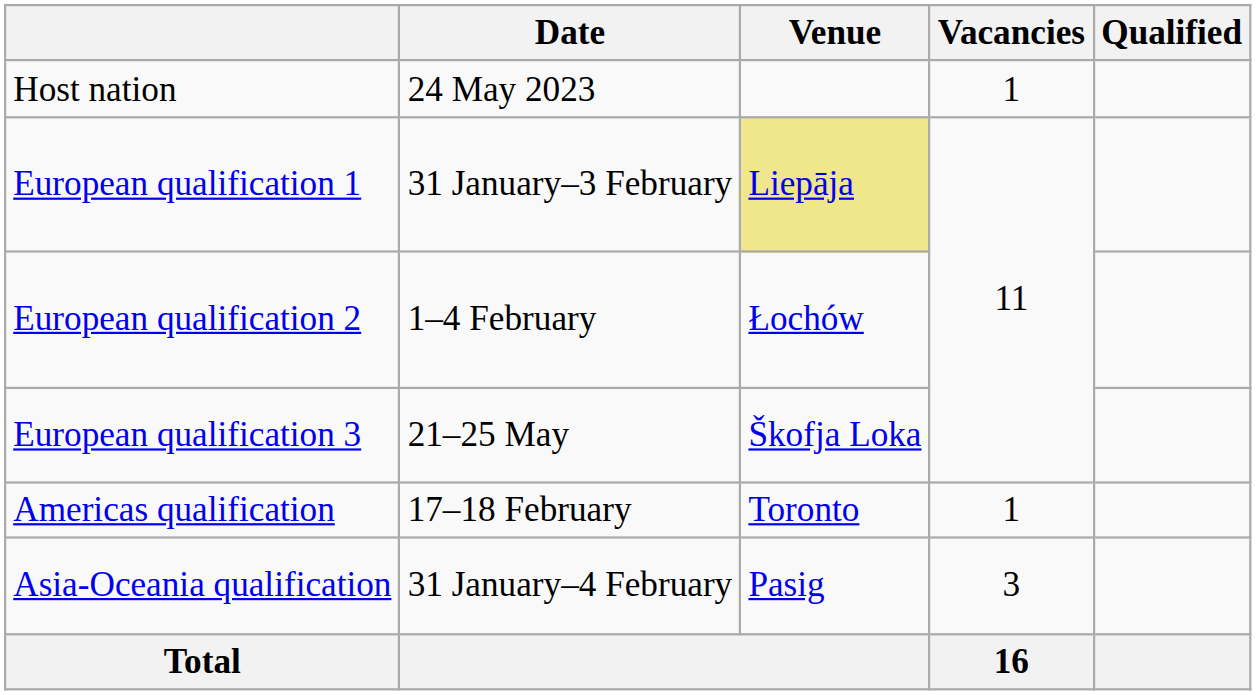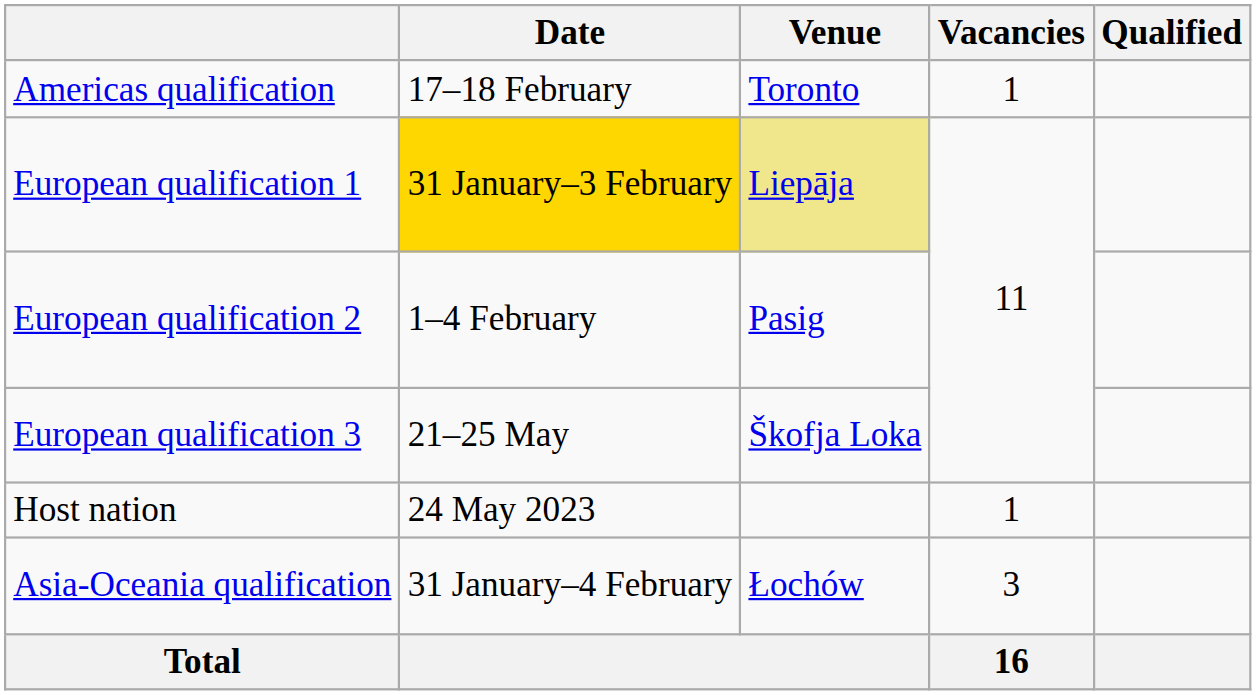rows swapped: (95, 88) <-> (174, 509)
(570, 183) no background -> (570, 183) gold background
(806, 318) Łochów -> (787, 318) Pasig
(787, 585) Pasig -> (806, 585) Łochów
